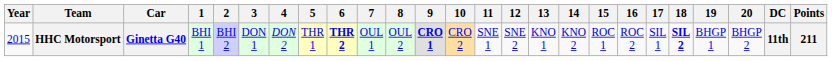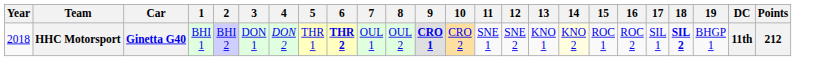- column: (747, 13)
(19, 39) 2015 -> (19, 39) 2018
(574, 39) no background -> (574, 39) lightyellow background
(809, 39) 211 -> (773, 39) 212
